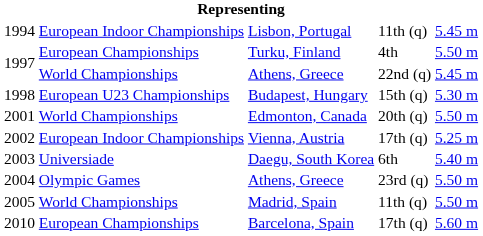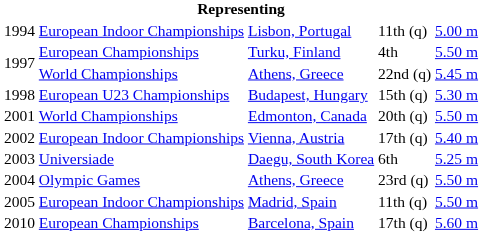(457, 30) 5.45 m -> (457, 30) 5.00 m
(457, 137) 5.25 m -> (457, 137) 5.40 m
(457, 159) 5.40 m -> (457, 159) 5.25 m
(108, 201) World Championships -> (141, 201) European Indoor Championships
